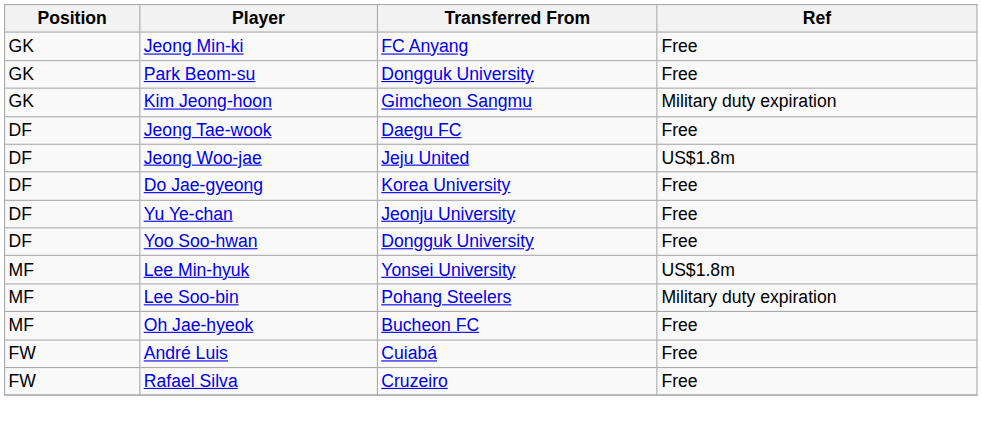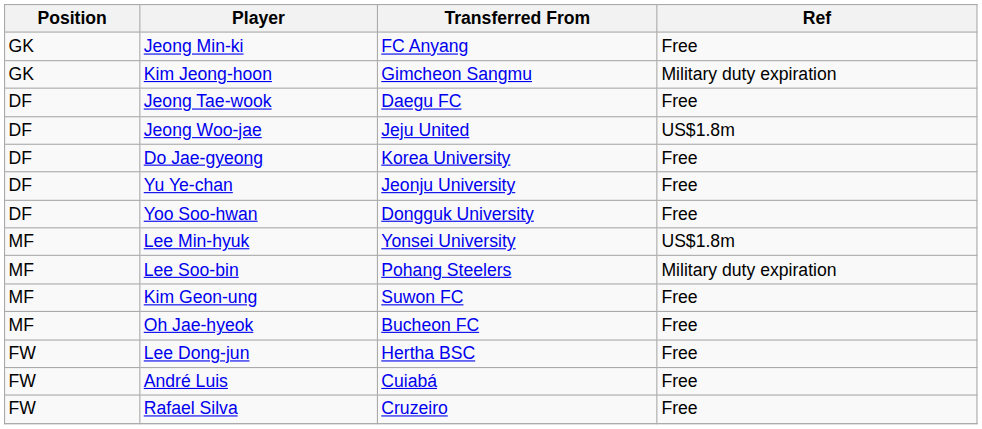- row: (200, 74)
+ row: (200, 297)
+ row: (197, 353)
